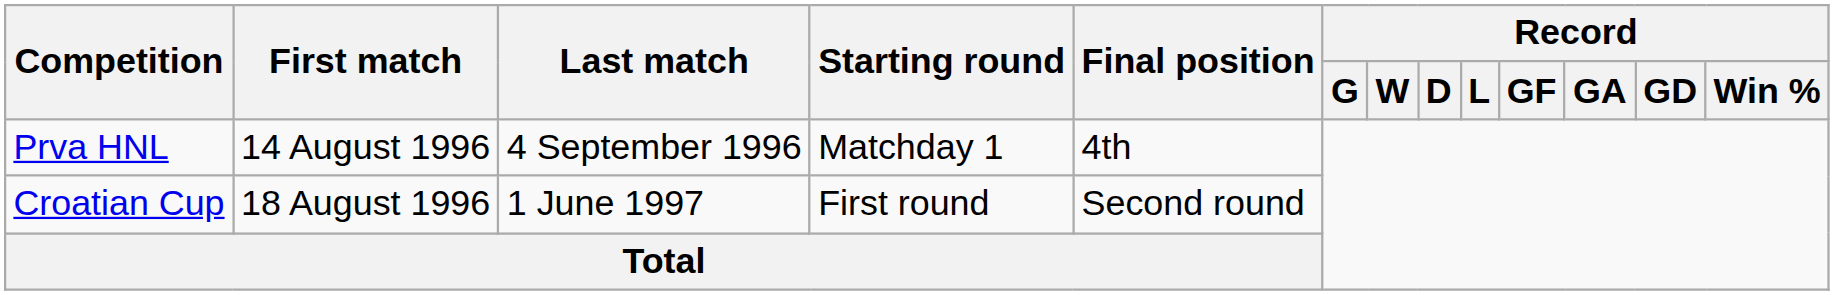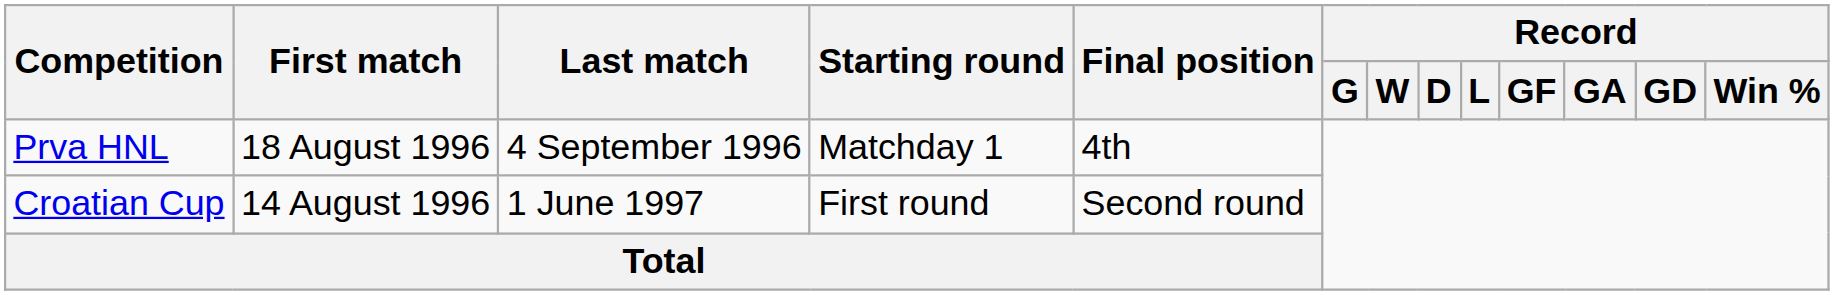(366, 146) 14 August 1996 -> (366, 146) 18 August 1996
(366, 203) 18 August 1996 -> (366, 203) 14 August 1996
